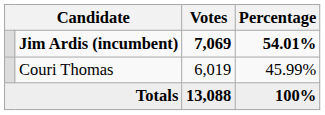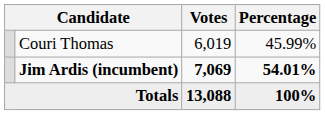rows swapped: (99, 43) <-> (66, 69)
